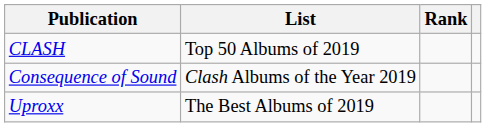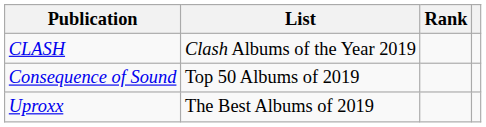(272, 48) Top 50 Albums of 2019 -> (300, 48) Clash Albums of the Year 2019
(300, 77) Clash Albums of the Year 2019 -> (272, 77) Top 50 Albums of 2019
